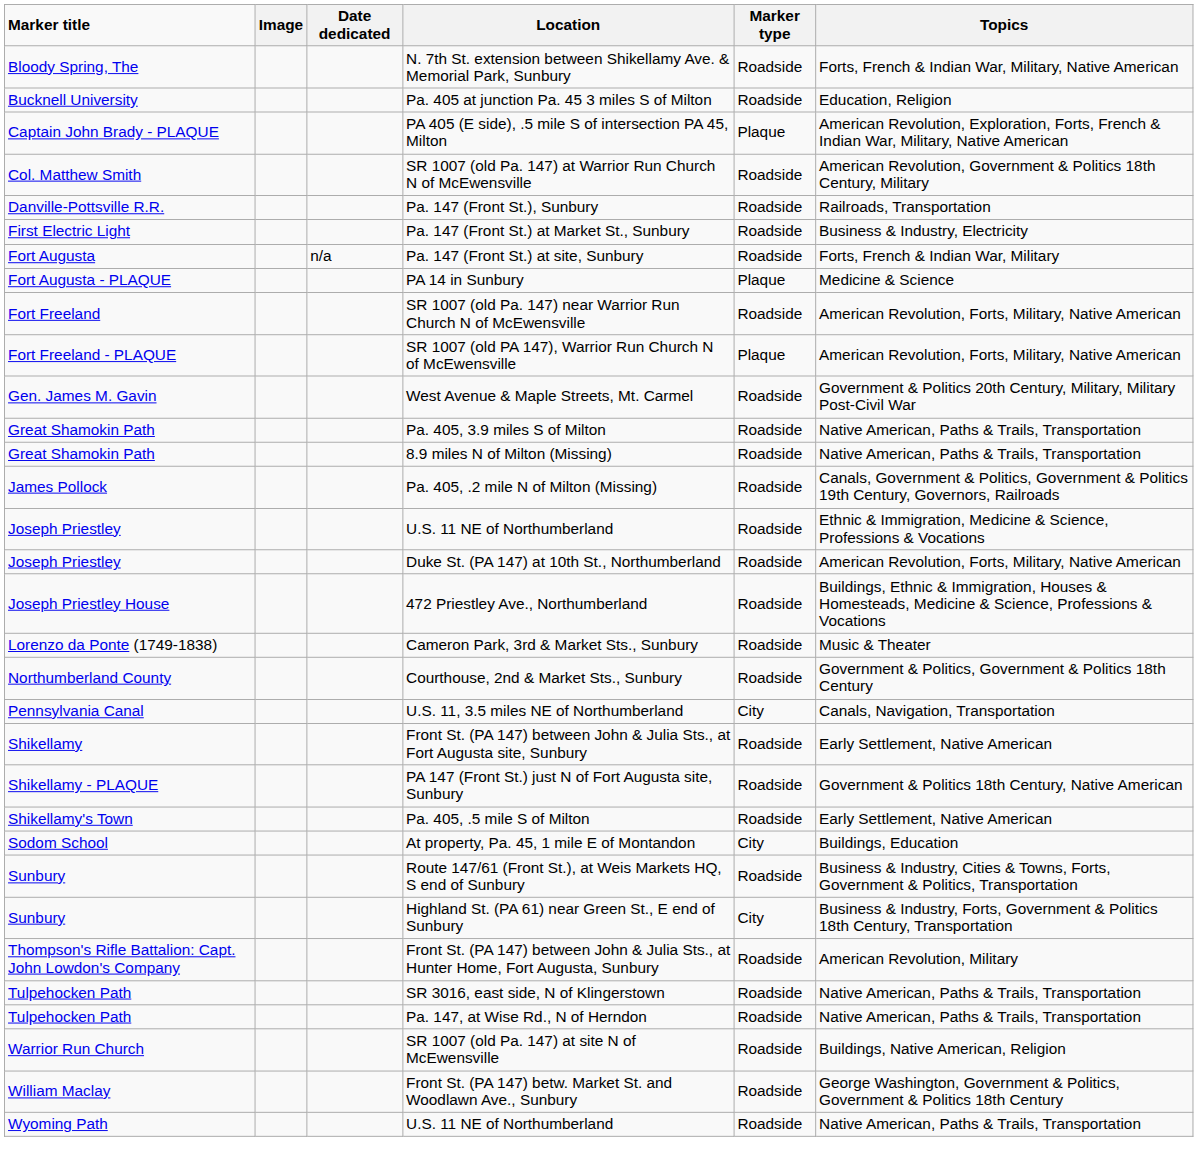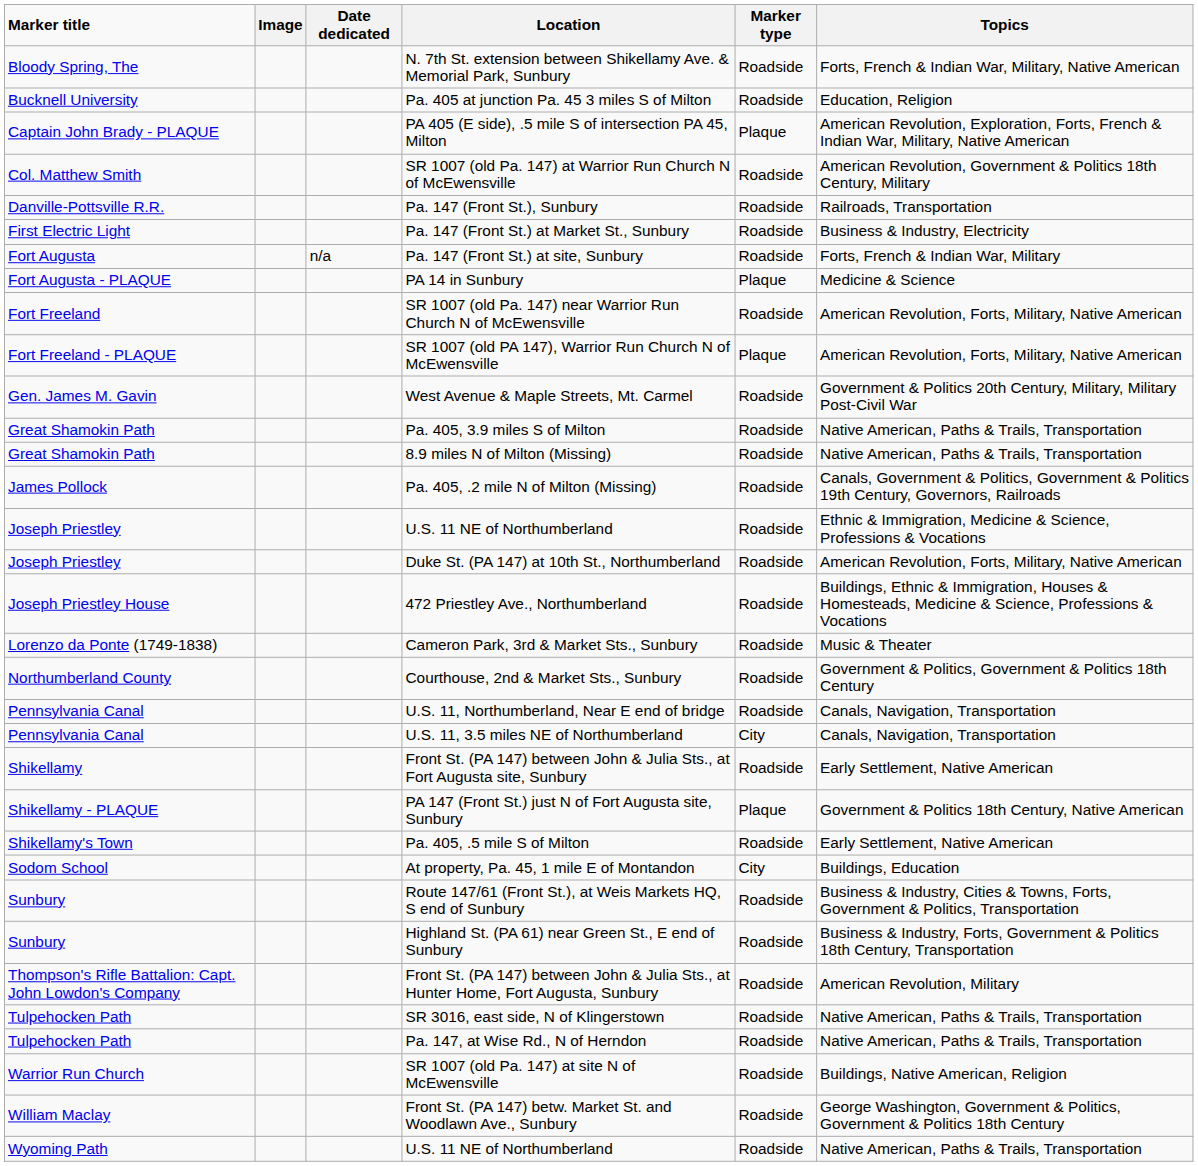+ row: (76, 711)
(770, 785) Roadside -> (762, 810) Plaque
(751, 917) City -> (771, 942) Roadside
